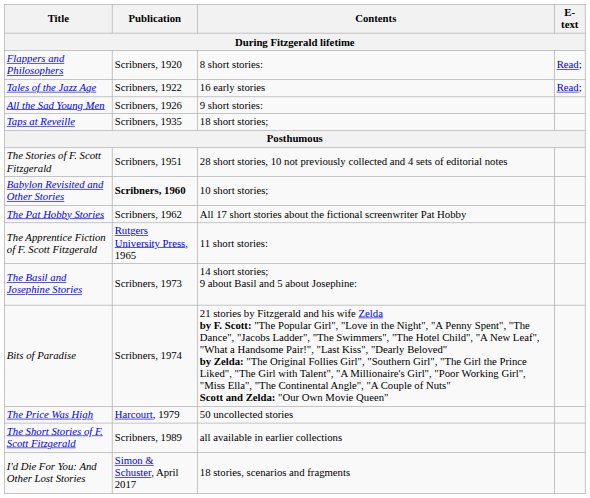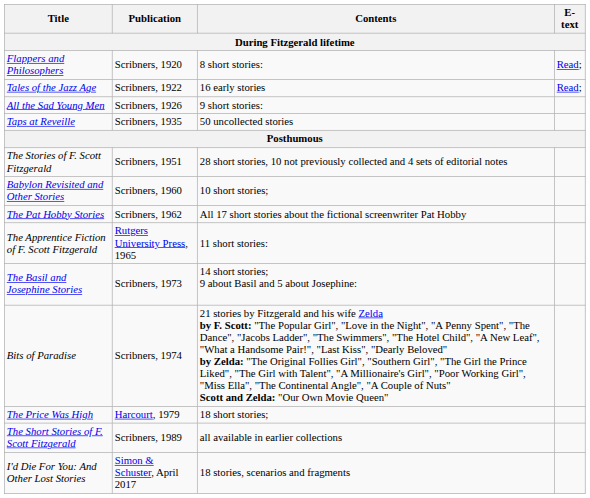(234, 122) 18 short stories; -> (247, 122) 50 uncollected stories
(150, 191) bold -> (148, 191) normal
(247, 414) 50 uncollected stories -> (234, 414) 18 short stories;
